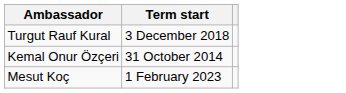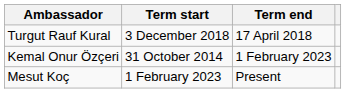+ column: (284, 14)
